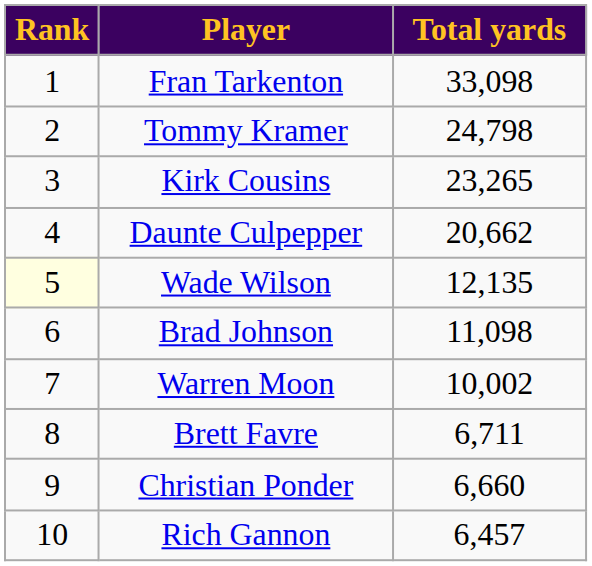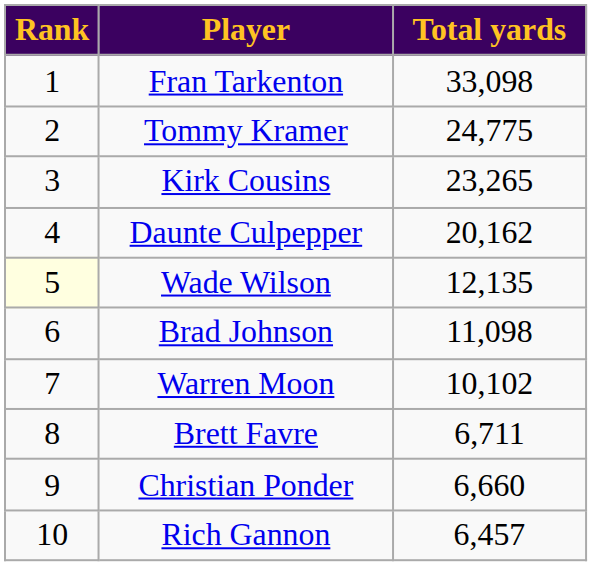(489, 130) 24,798 -> (489, 130) 24,775
(489, 231) 20,662 -> (489, 231) 20,162
(489, 383) 10,002 -> (489, 383) 10,102
